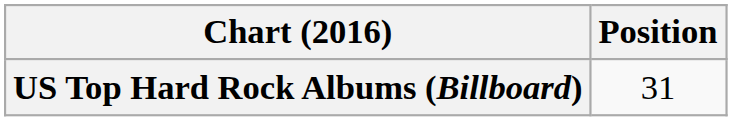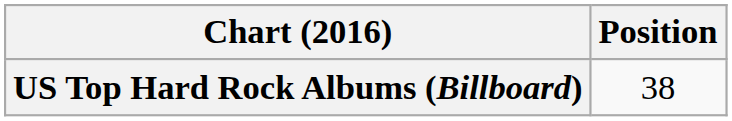(658, 86) 31 -> (658, 86) 38
